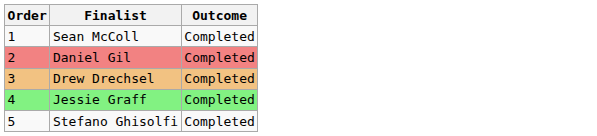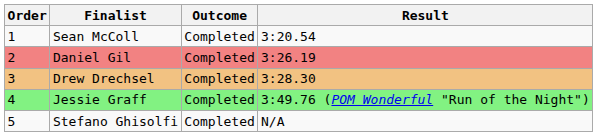+ column: (425, 15)
